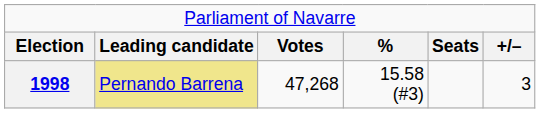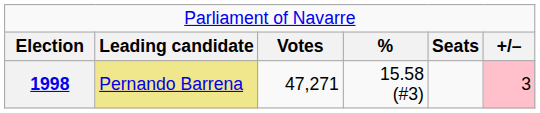(312, 84) 47,268 -> (312, 84) 47,271
(526, 84) no background -> (526, 84) pink background
